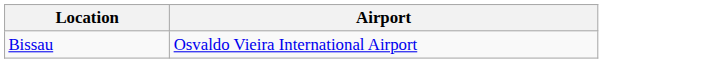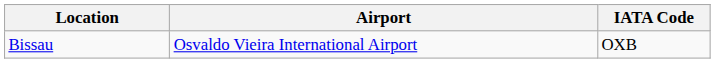+ column: (654, 17)
